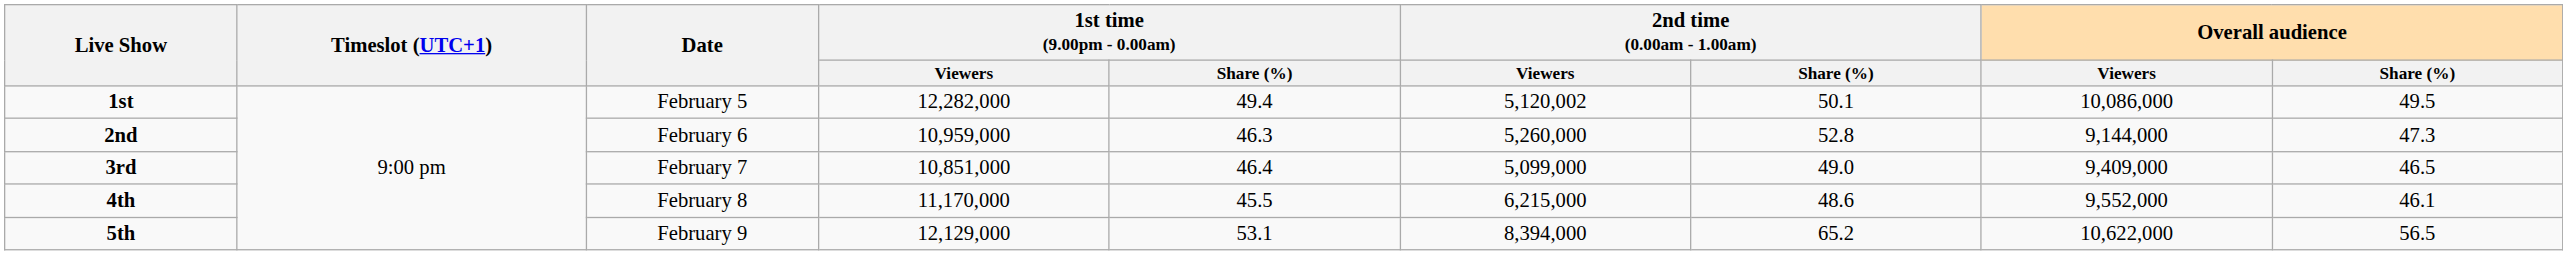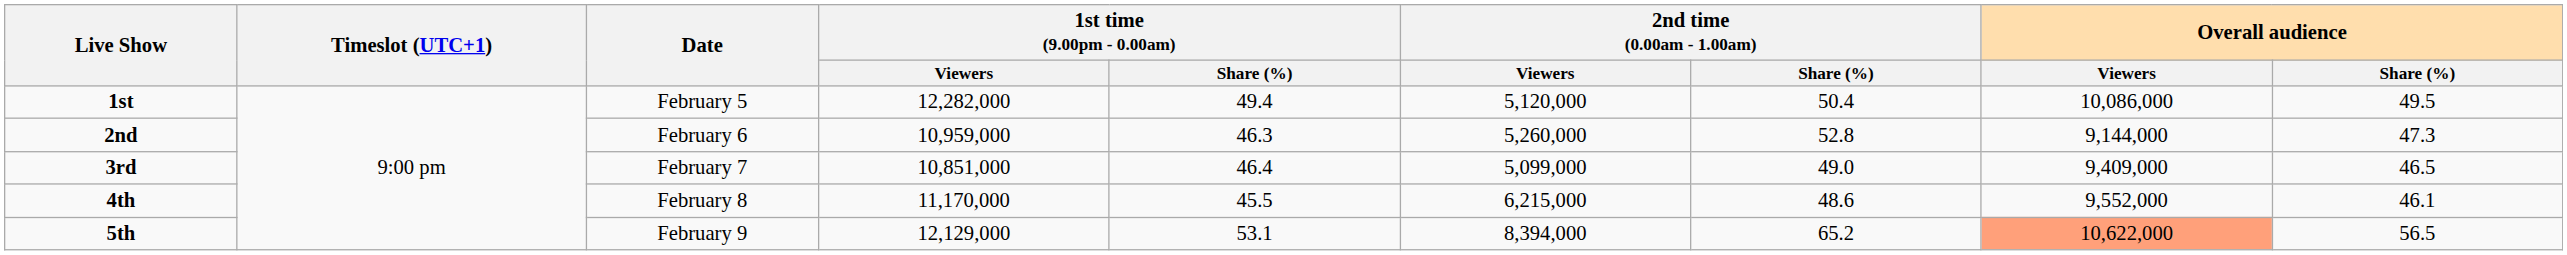(1545, 102) 5,120,002 -> (1545, 102) 5,120,000
(1836, 102) 50.1 -> (1836, 102) 50.4
(2127, 233) no background -> (2127, 233) lightsalmon background
